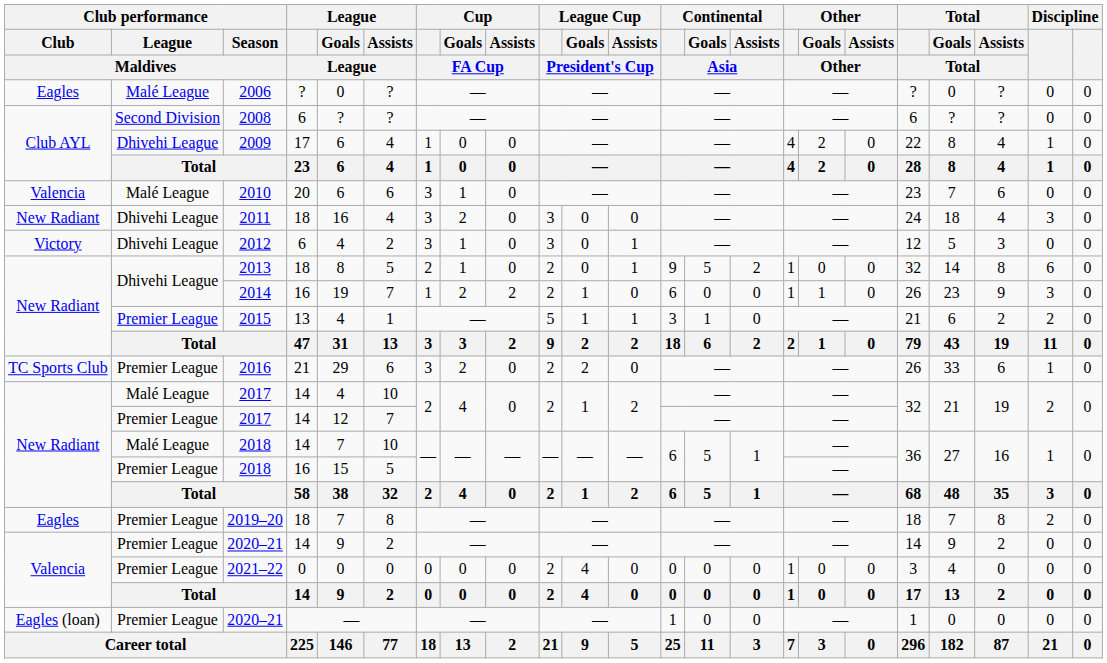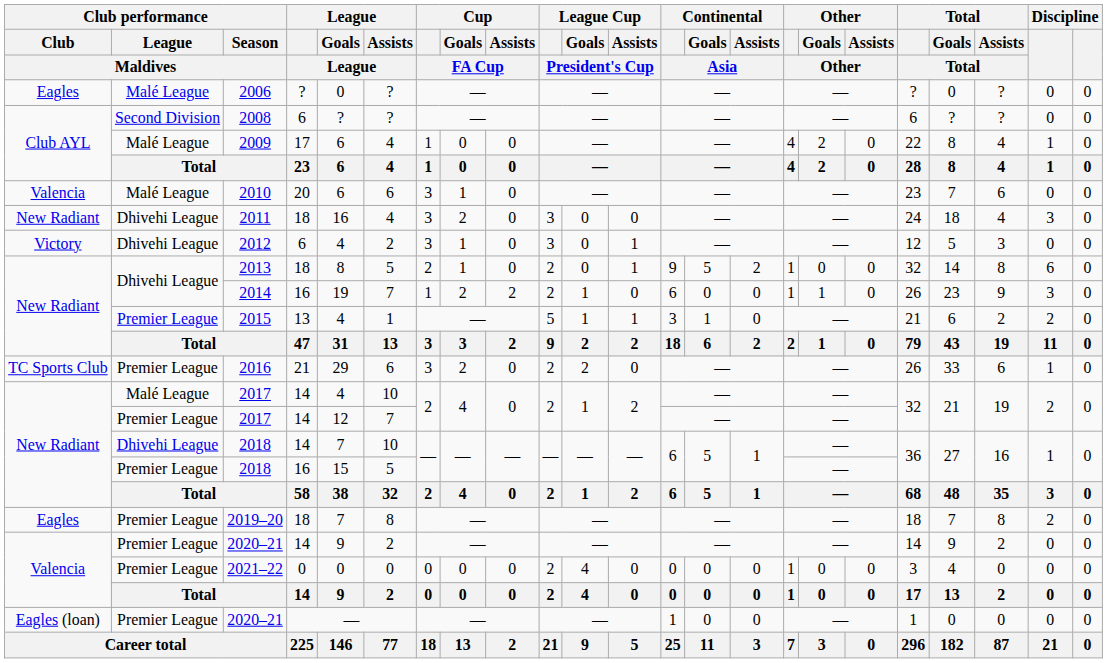(167, 142) Dhivehi League -> (167, 142) Malé League
(167, 444) Malé League -> (167, 444) Dhivehi League
